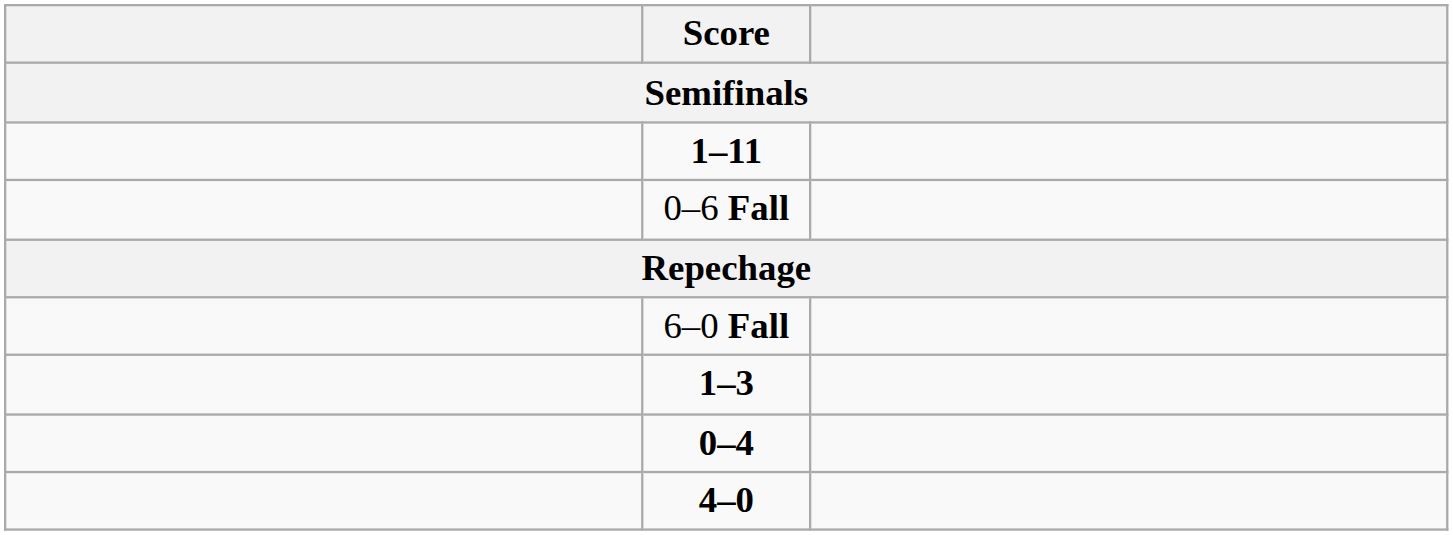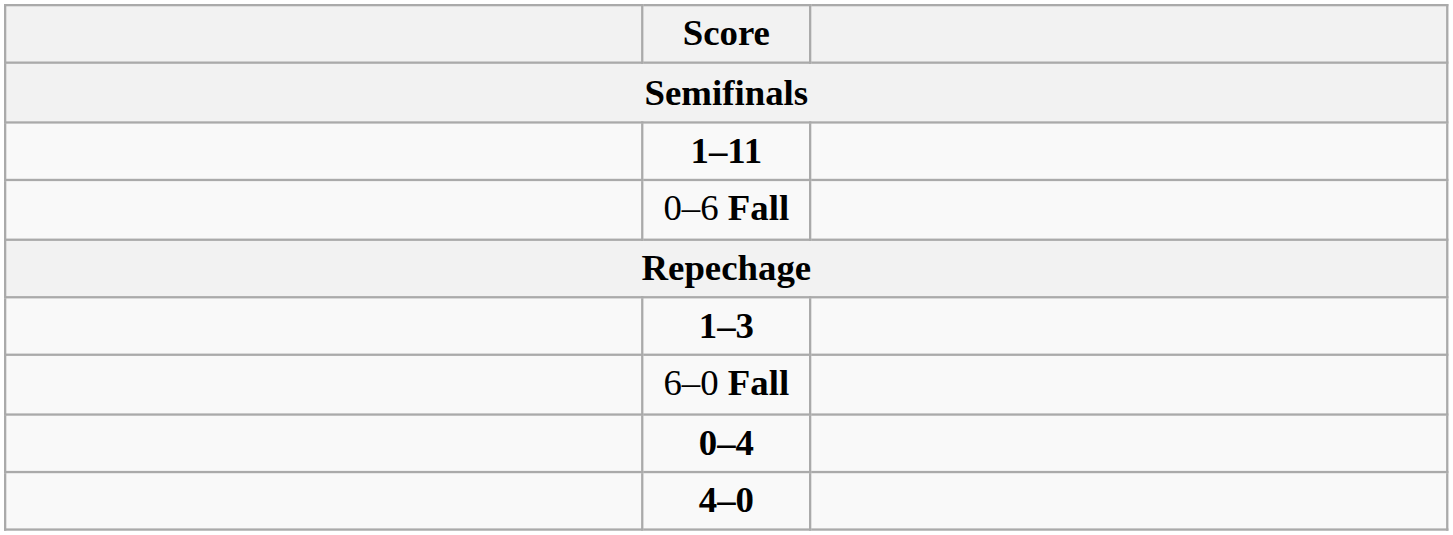rows swapped: (726, 325) <-> (726, 383)
